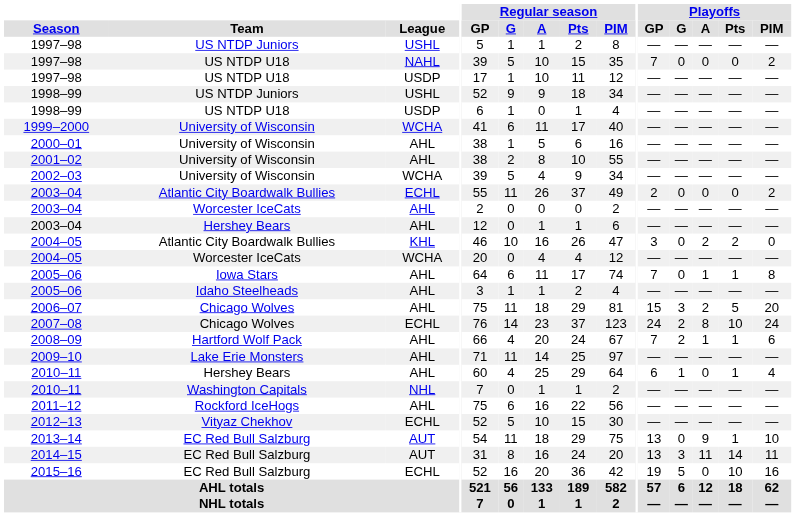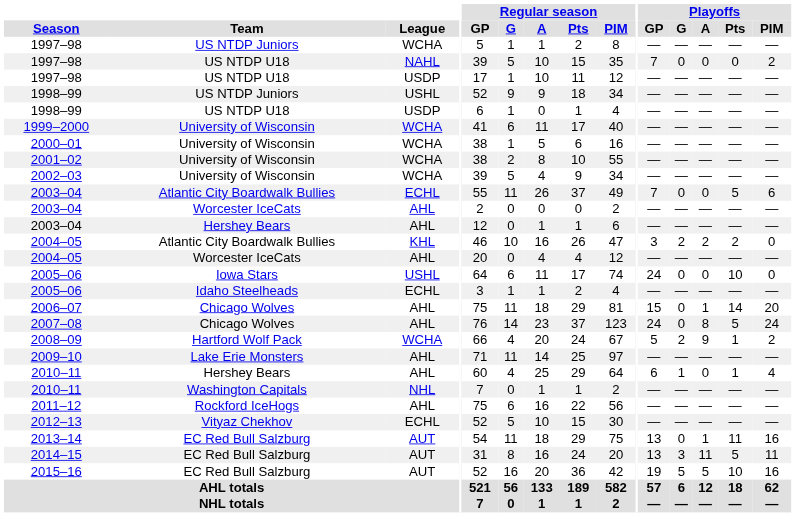(422, 45) USHL -> (422, 45) WCHA
(422, 143) AHL -> (422, 143) WCHA
(422, 159) AHL -> (422, 159) WCHA
(654, 192) 2 -> (654, 192) 7
(735, 192) 0 -> (735, 192) 5
(772, 192) 2 -> (772, 192) 6
(681, 241) 0 -> (681, 241) 2
(422, 258) WCHA -> (422, 258) AHL
(422, 274) AHL -> (422, 274) USHL
(654, 274) 7 -> (654, 274) 24
(705, 274) 1 -> (705, 274) 0
(735, 274) 1 -> (735, 274) 10
(772, 274) 8 -> (772, 274) 0
(422, 291) AHL -> (422, 291) ECHL
(681, 307) 3 -> (681, 307) 0
(705, 307) 2 -> (705, 307) 1
(735, 307) 5 -> (735, 307) 14
(422, 323) ECHL -> (422, 323) AHL
(681, 323) 2 -> (681, 323) 0
(735, 323) 10 -> (735, 323) 5
(422, 340) AHL -> (422, 340) WCHA
(654, 340) 7 -> (654, 340) 5
(705, 340) 1 -> (705, 340) 9
(772, 340) 6 -> (772, 340) 2
(705, 438) 9 -> (705, 438) 1
(735, 438) 1 -> (735, 438) 11
(772, 438) 10 -> (772, 438) 16
(735, 455) 14 -> (735, 455) 5
(422, 471) ECHL -> (422, 471) AUT
(705, 471) 0 -> (705, 471) 5
